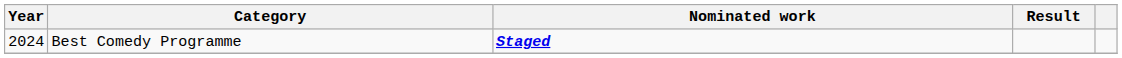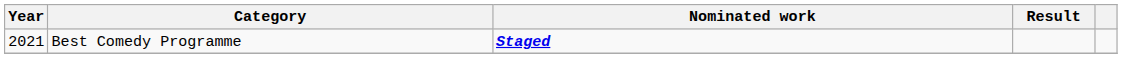(26, 41) 2024 -> (26, 41) 2021
